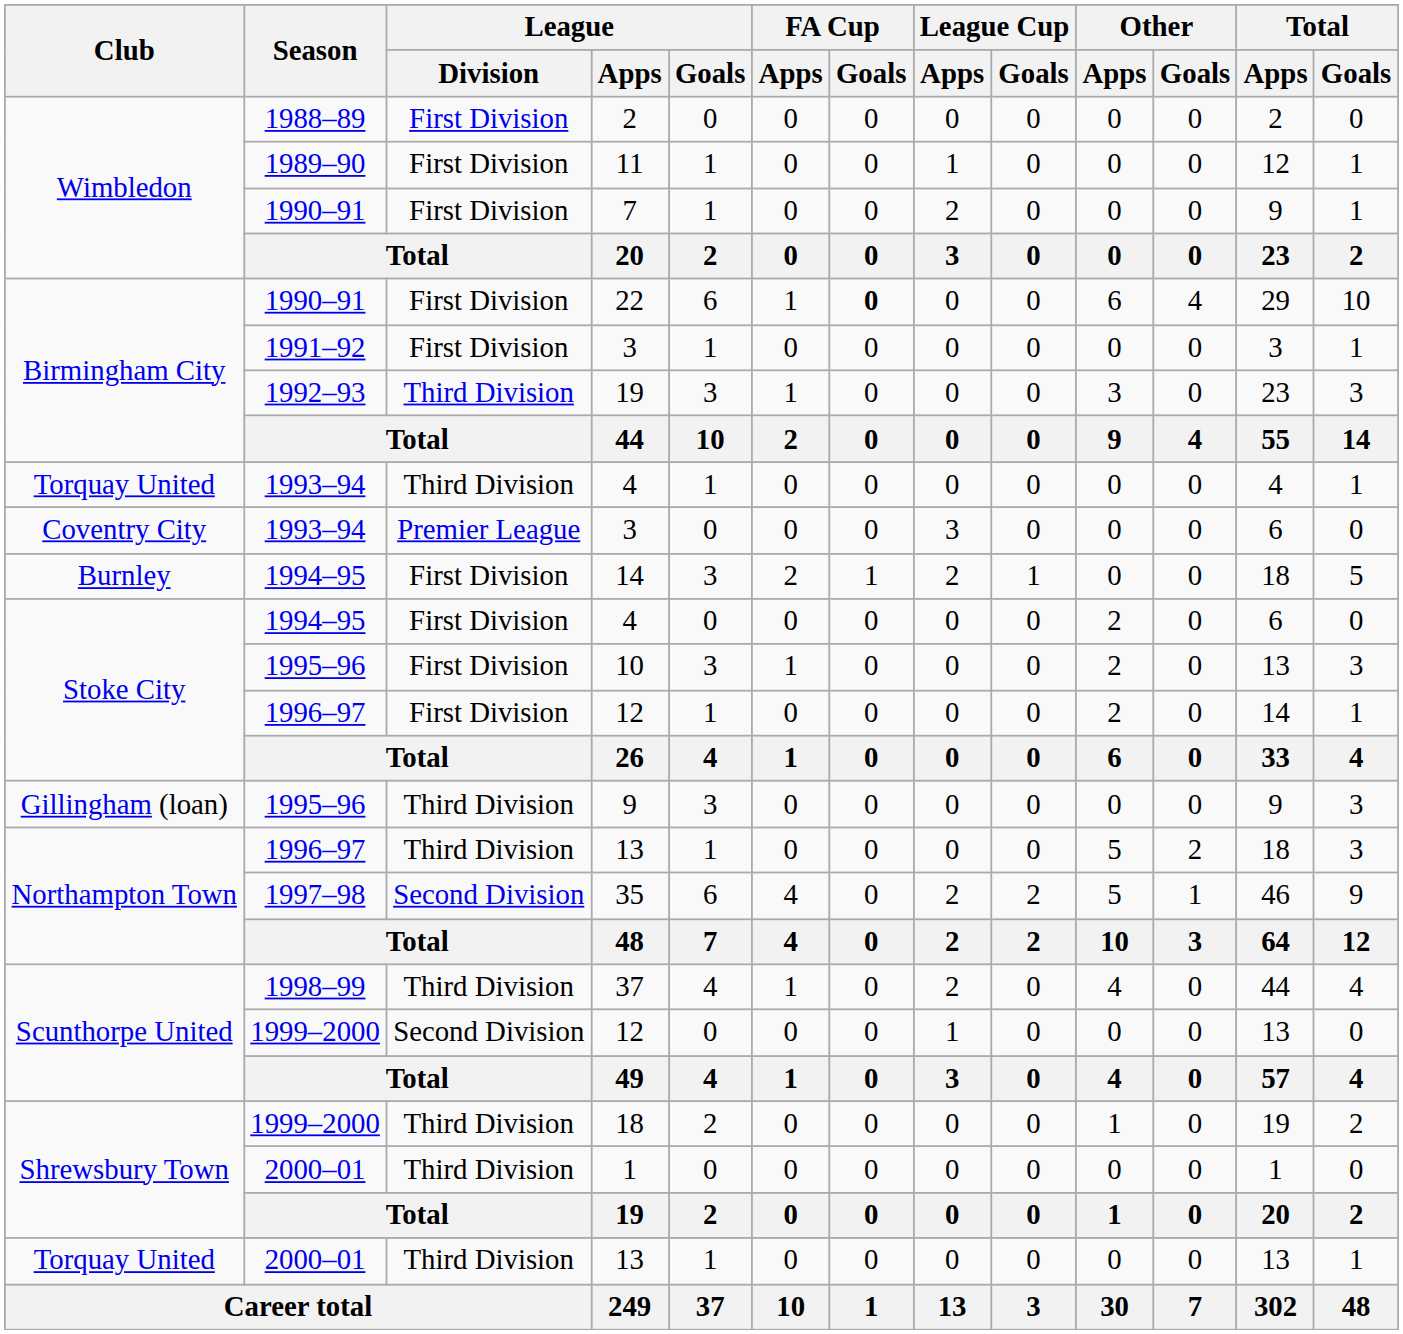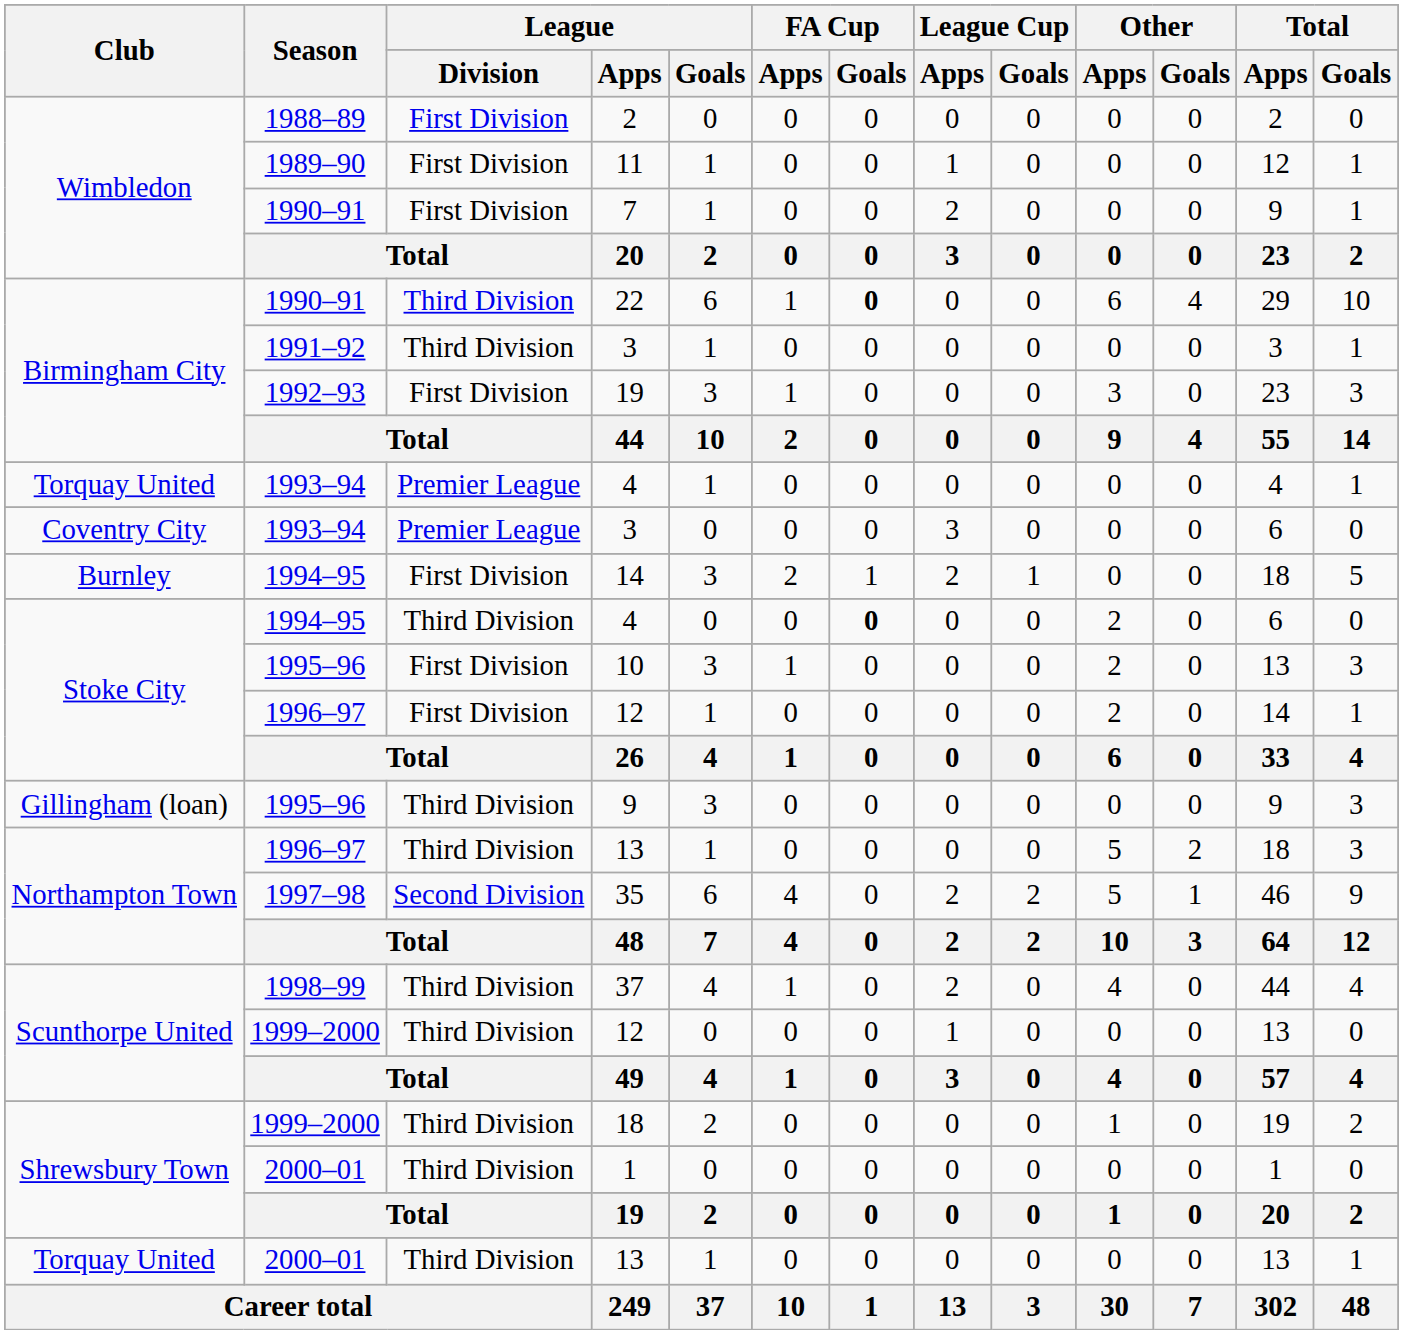(489, 301) First Division -> (489, 301) Third Division
(489, 347) First Division -> (489, 347) Third Division
(489, 392) Third Division -> (489, 392) First Division
(489, 484) Third Division -> (489, 484) Premier League
(489, 621) First Division -> (489, 621) Third Division
(871, 621) normal -> (871, 621) bold
(489, 1032) Second Division -> (489, 1032) Third Division
